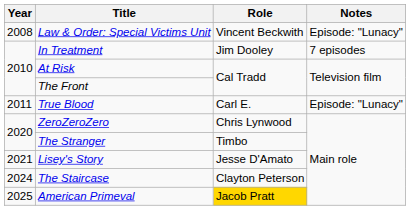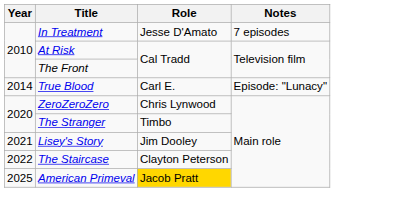- row: (124, 31)
(244, 50) Jim Dooley -> (178, 31) Jesse D'Amato
(19, 104) 2011 -> (20, 86) 2014
(254, 159) Jesse D'Amato -> (168, 141) Jim Dooley
(20, 178) 2024 -> (20, 159) 2022
